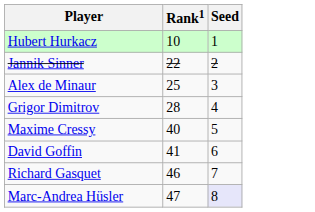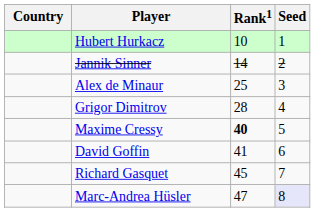+ column: (38, 17)
(173, 63) 22 -> (241, 63) 14
(173, 129) normal -> (241, 129) bold
(173, 173) 46 -> (241, 173) 45
